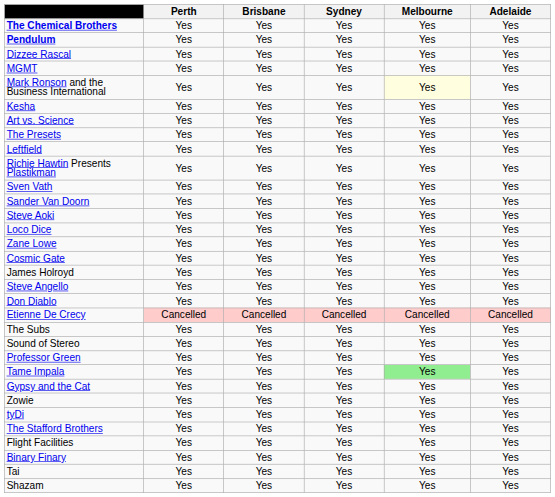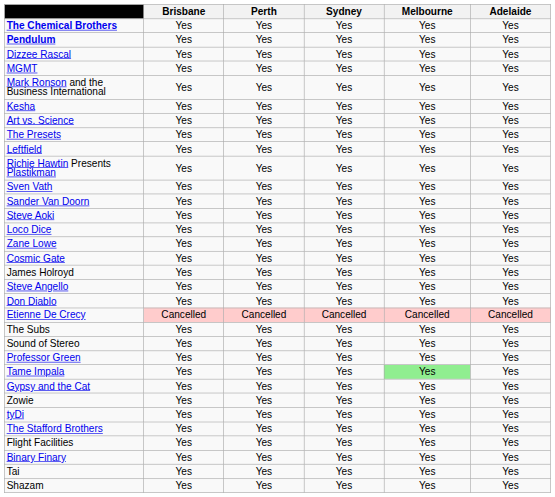columns swapped: (264, 11) <-> (184, 11)
(427, 87) lightyellow background -> (427, 87) no background
